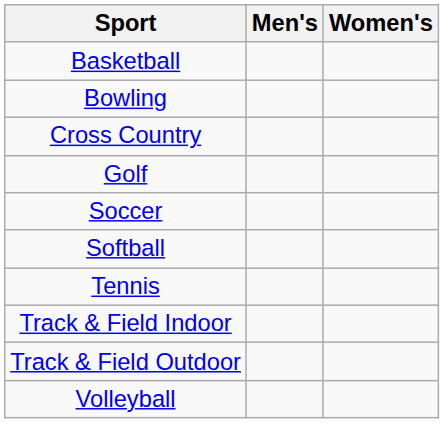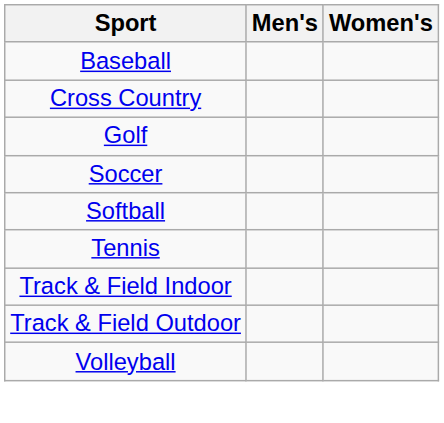+ row: (126, 60)
- row: (126, 60)
- row: (126, 98)
